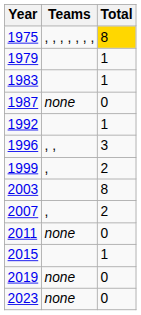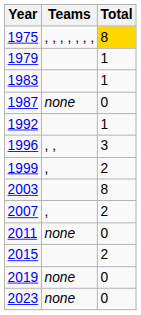(104, 255) 1 -> (104, 255) 2
